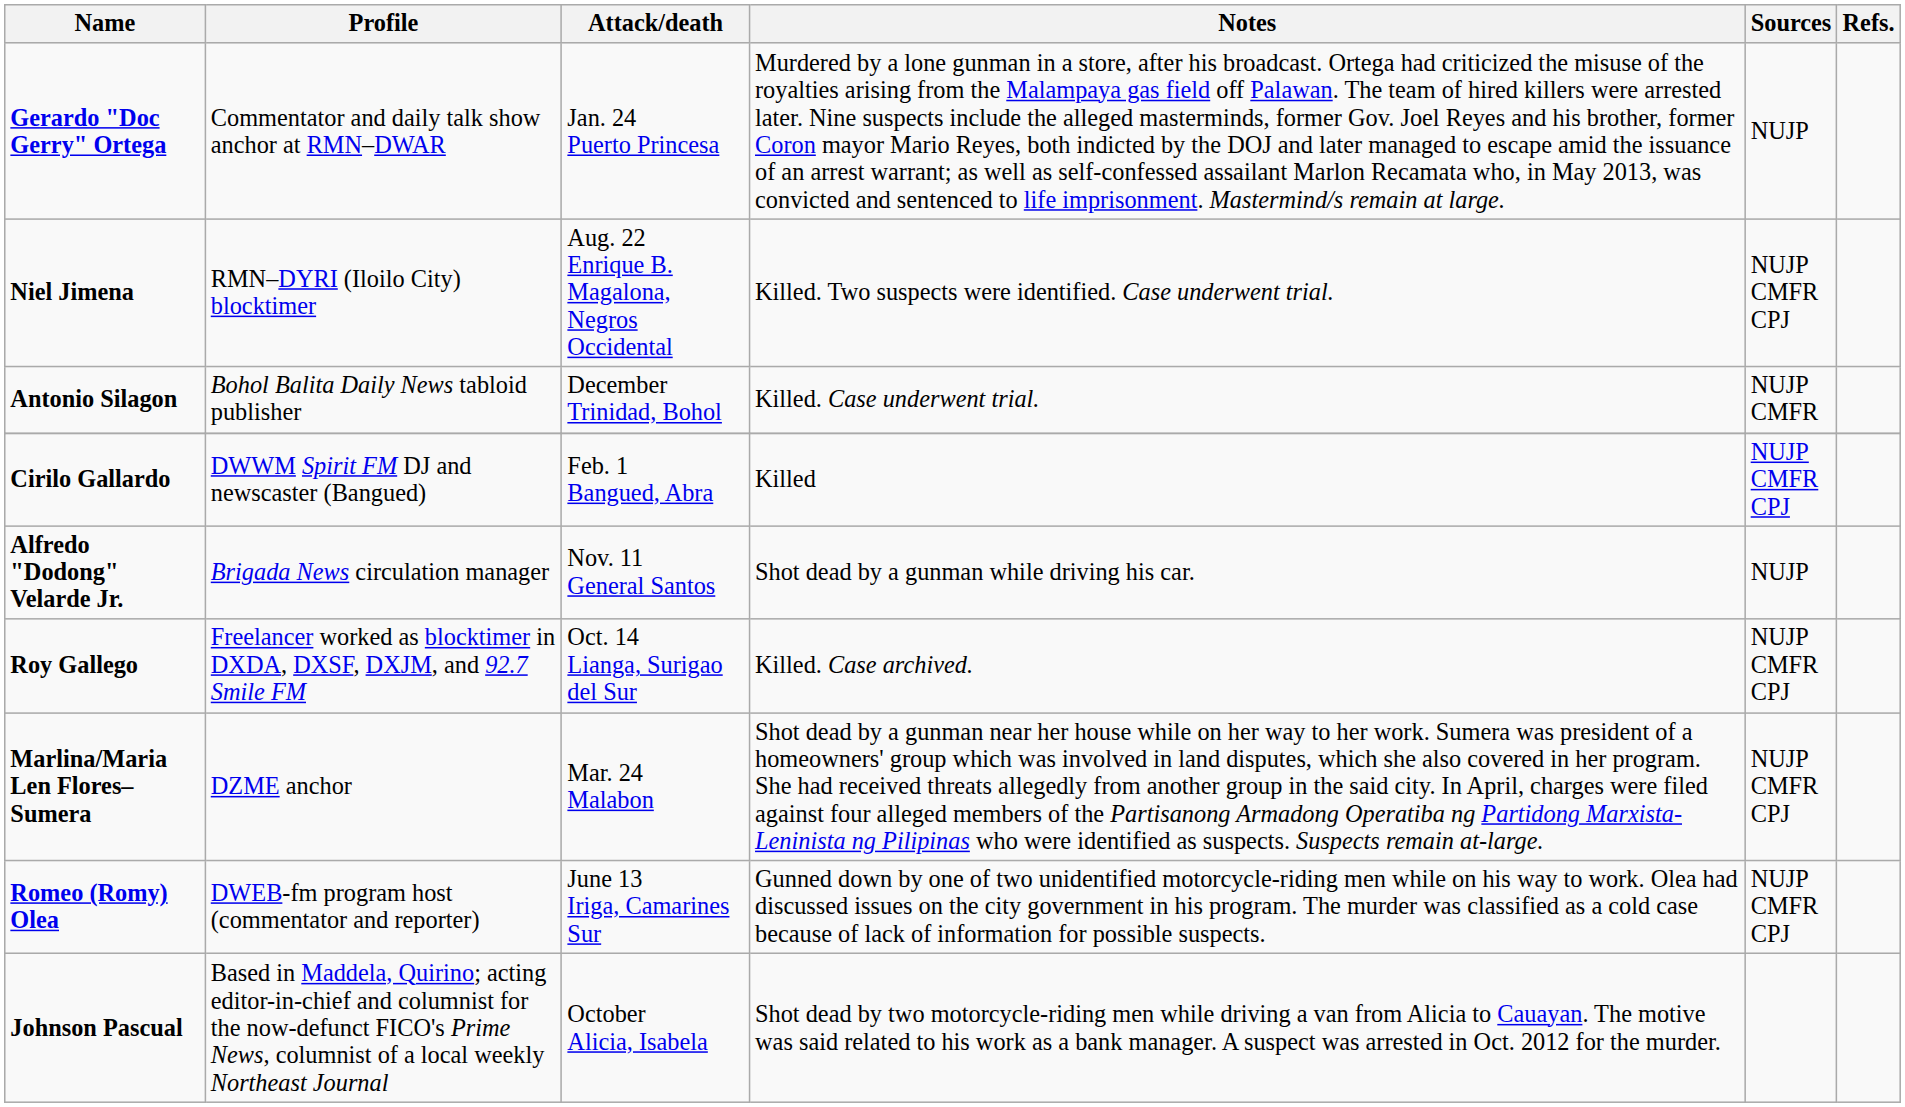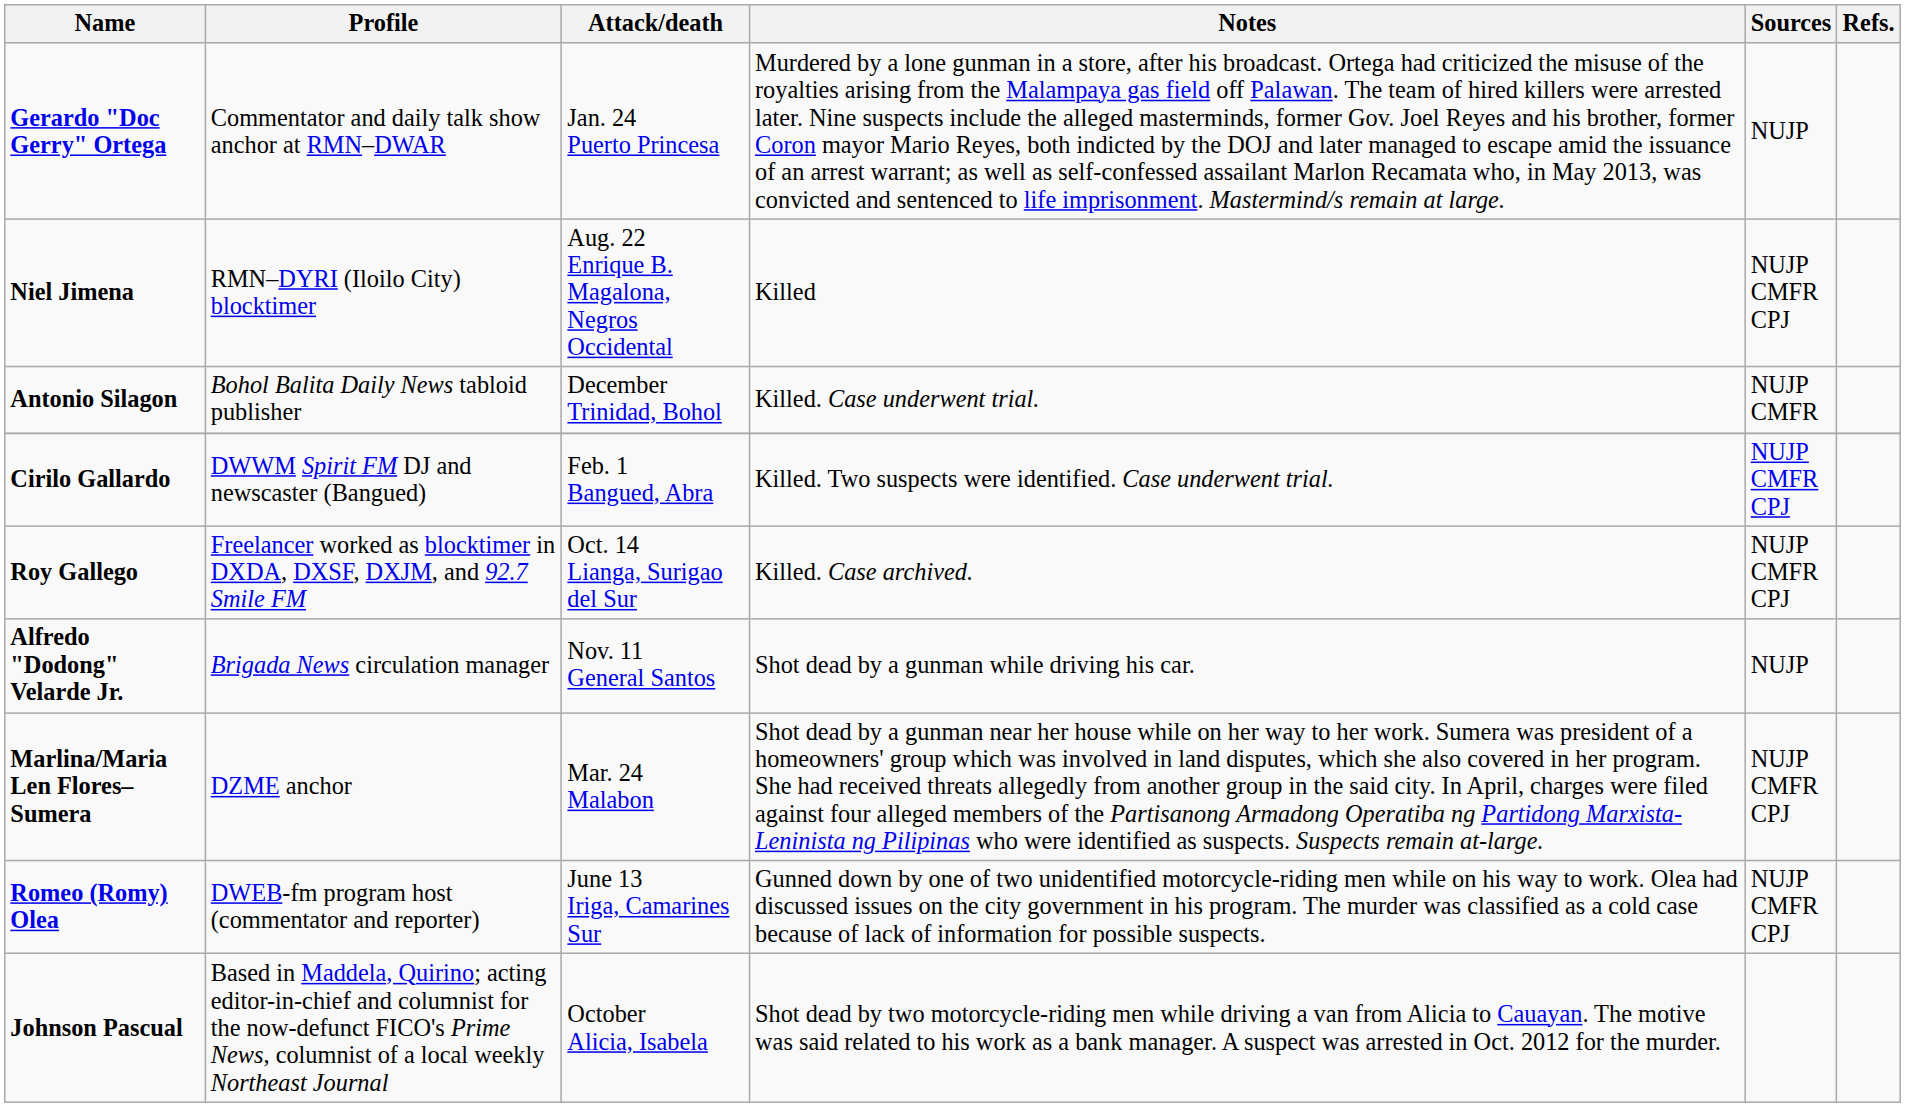(1044, 292) Killed. Two suspects were identified. Case underwent trial. -> (785, 292) Killed
(785, 479) Killed -> (1044, 479) Killed. Two suspects were identified. Case underwent trial.
rows swapped: (74, 665) <-> (67, 572)
